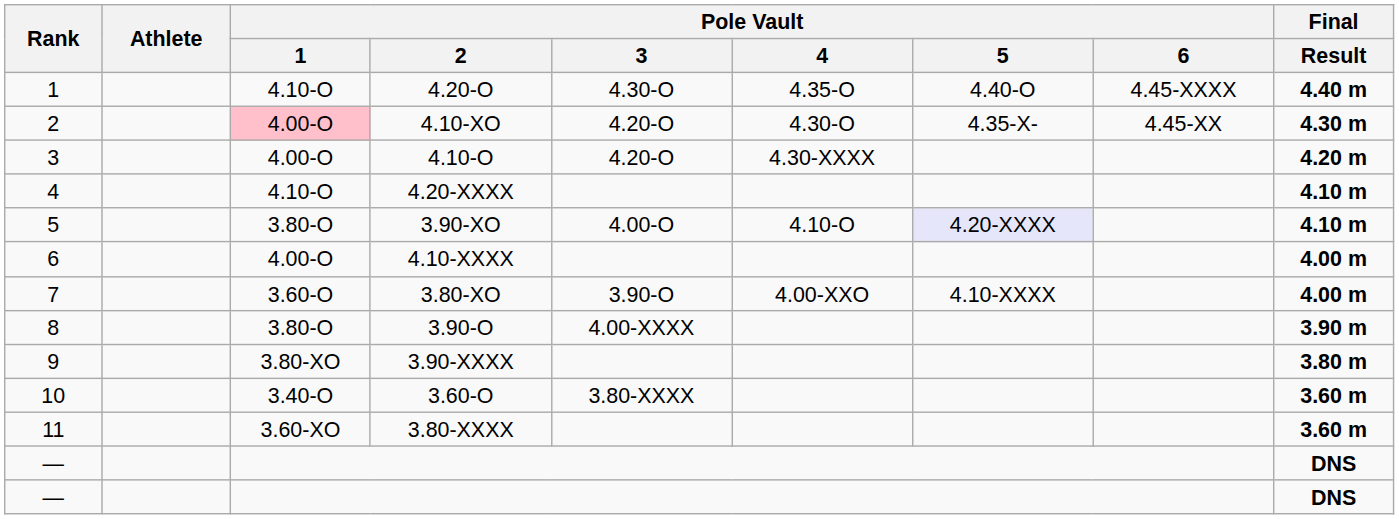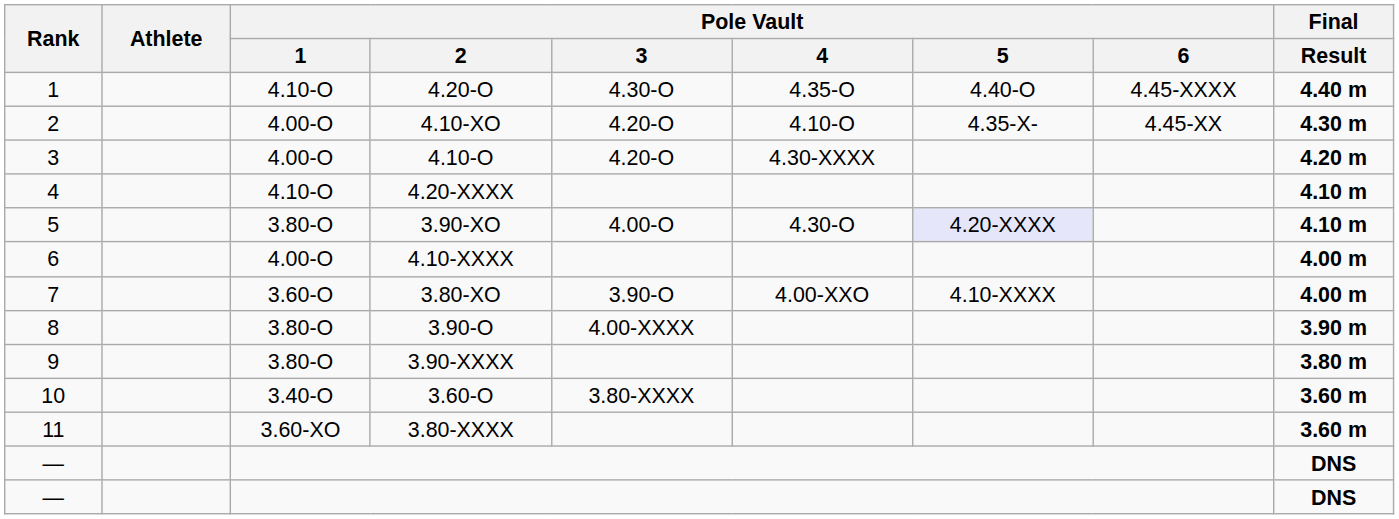(300, 124) pink background -> (300, 124) no background
(822, 124) 4.30-O -> (822, 124) 4.10-O
(822, 225) 4.10-O -> (822, 225) 4.30-O
(300, 361) 3.80-XO -> (300, 361) 3.80-O
